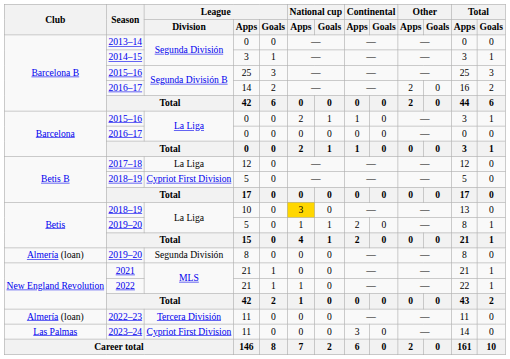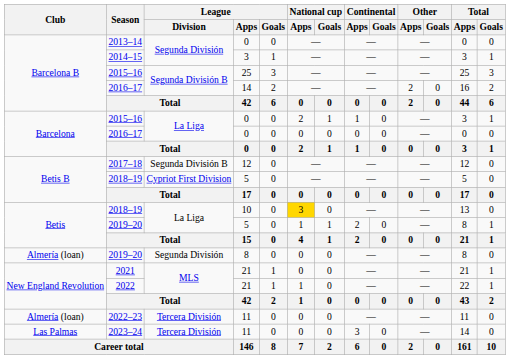(189, 164) La Liga -> (189, 164) Segunda División B
(189, 331) Cypriot First Division -> (189, 331) Tercera División
